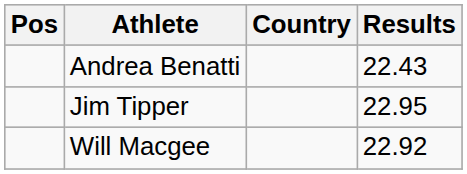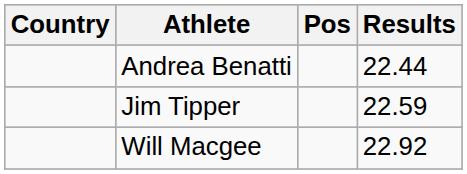columns swapped: (34, 24) <-> (302, 24)
(395, 65) 22.43 -> (395, 65) 22.44
(395, 106) 22.95 -> (395, 106) 22.59
